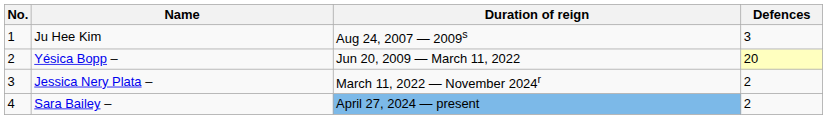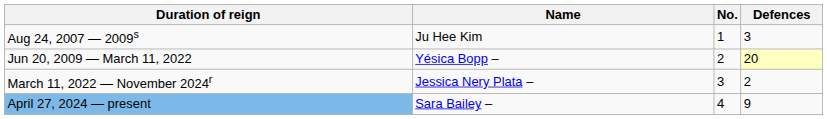columns swapped: (18, 14) <-> (537, 14)
(747, 104) 2 -> (747, 104) 9
